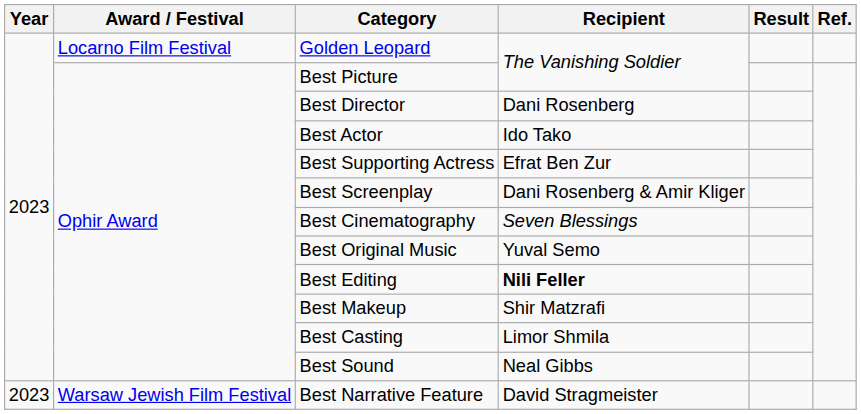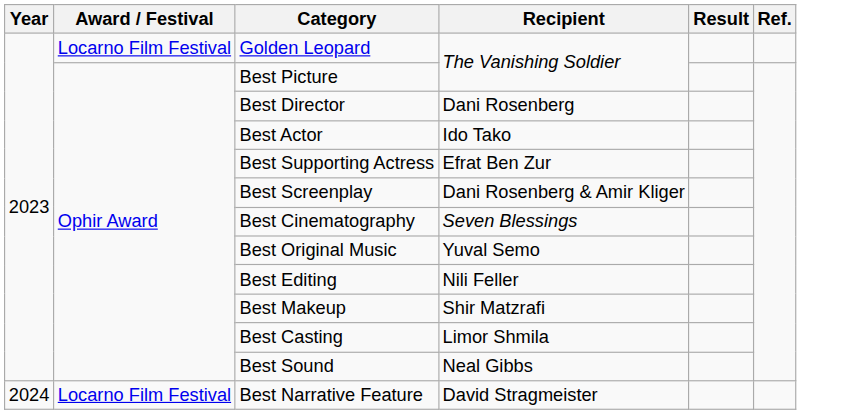(544, 279) bold -> (481, 279) normal
(29, 395) 2023 -> (29, 395) 2024
(174, 395) Warsaw Jewish Film Festival -> (144, 395) Locarno Film Festival
